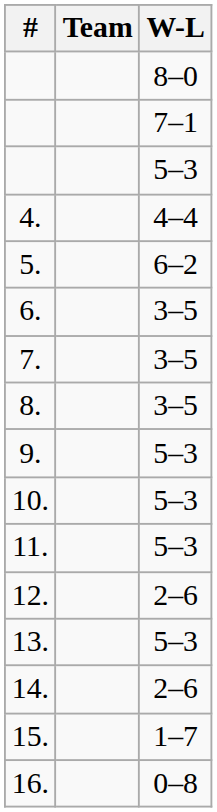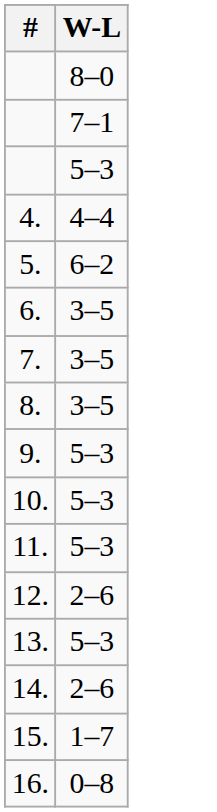- column: (98, 28)
